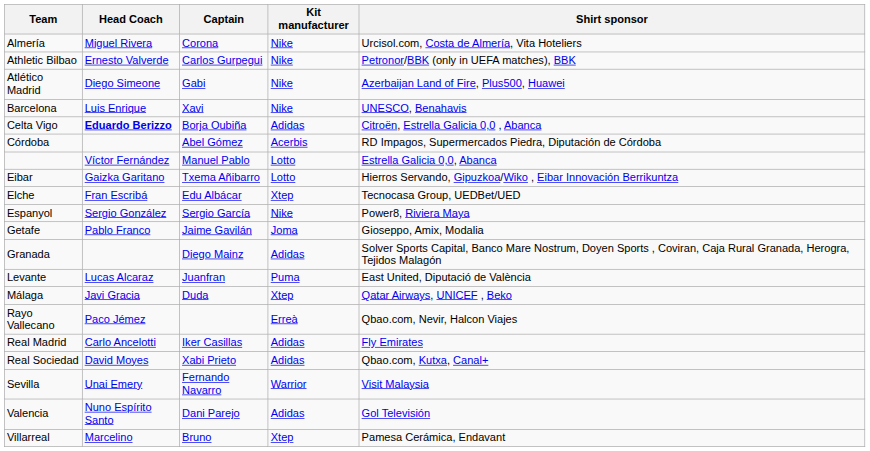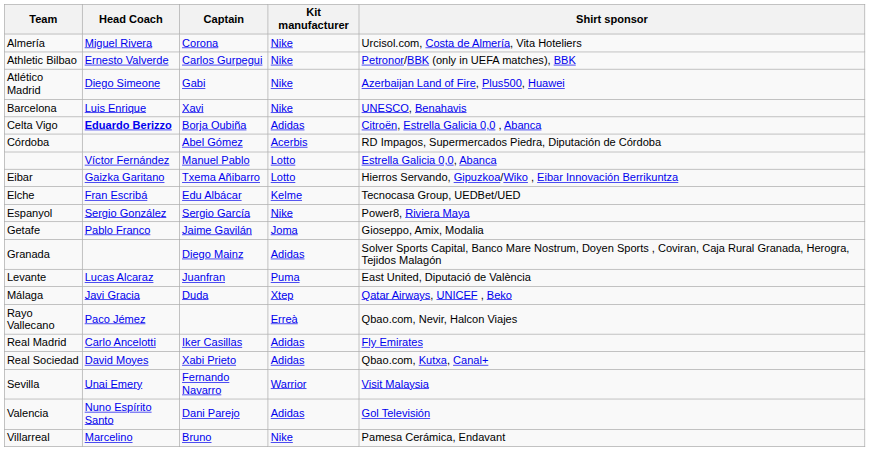(282, 195) Xtep -> (286, 195) Kelme
(282, 437) Xtep -> (282, 437) Nike
